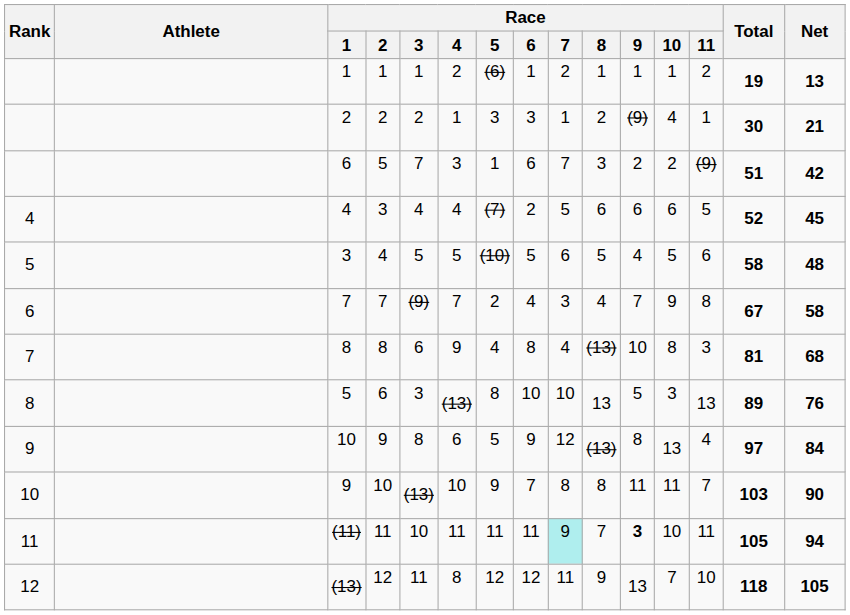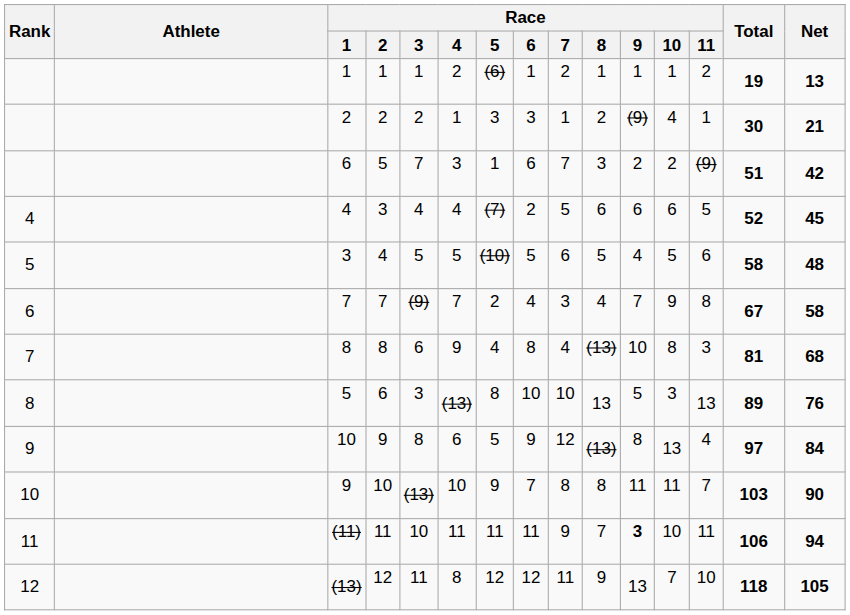(565, 541) paleturquoise background -> (565, 541) no background
(754, 541) 105 -> (754, 541) 106
